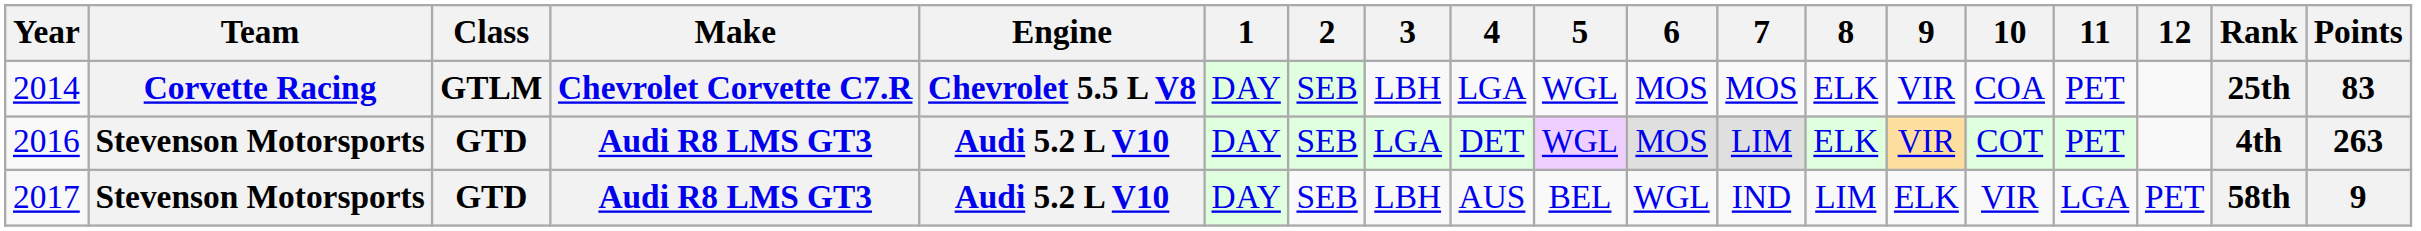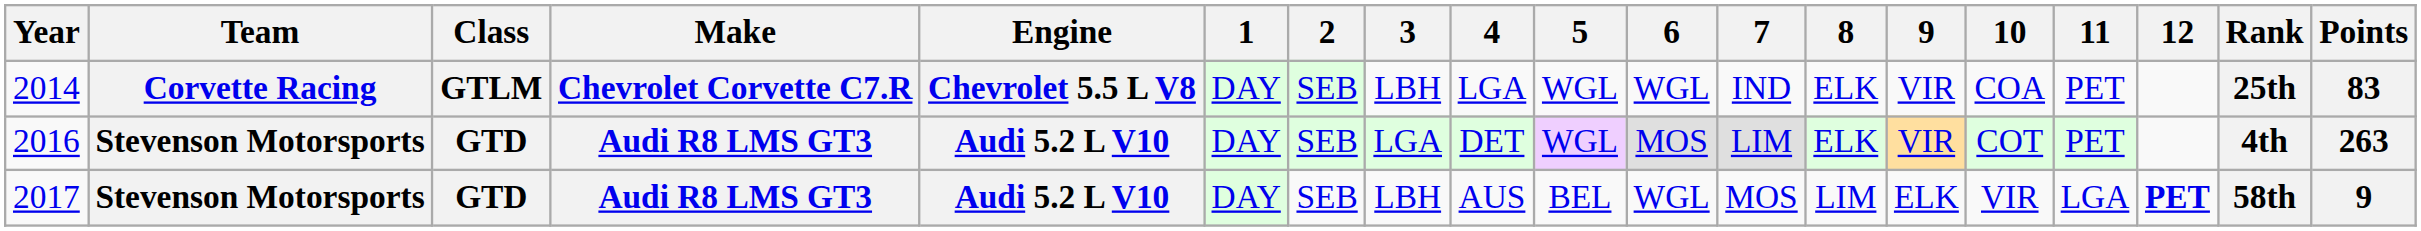(1672, 87) MOS -> (1672, 87) WGL
(1761, 87) MOS -> (1761, 87) IND
(1761, 197) IND -> (1761, 197) MOS
(2175, 197) normal -> (2177, 197) bold
